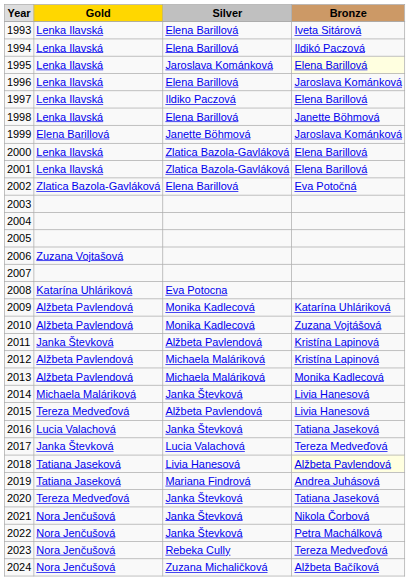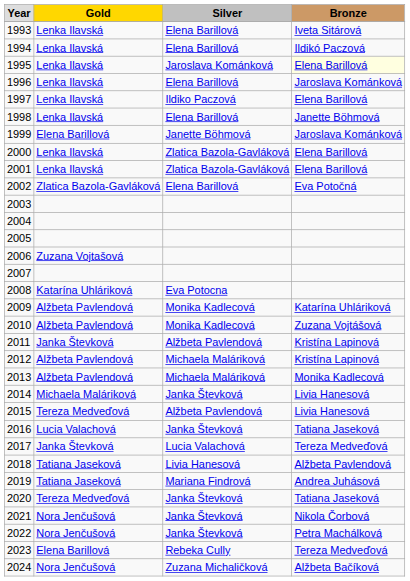(343, 464) lightyellow background -> (343, 464) no background
(76, 550) Nora Jenčušová -> (73, 550) Elena Barillová
